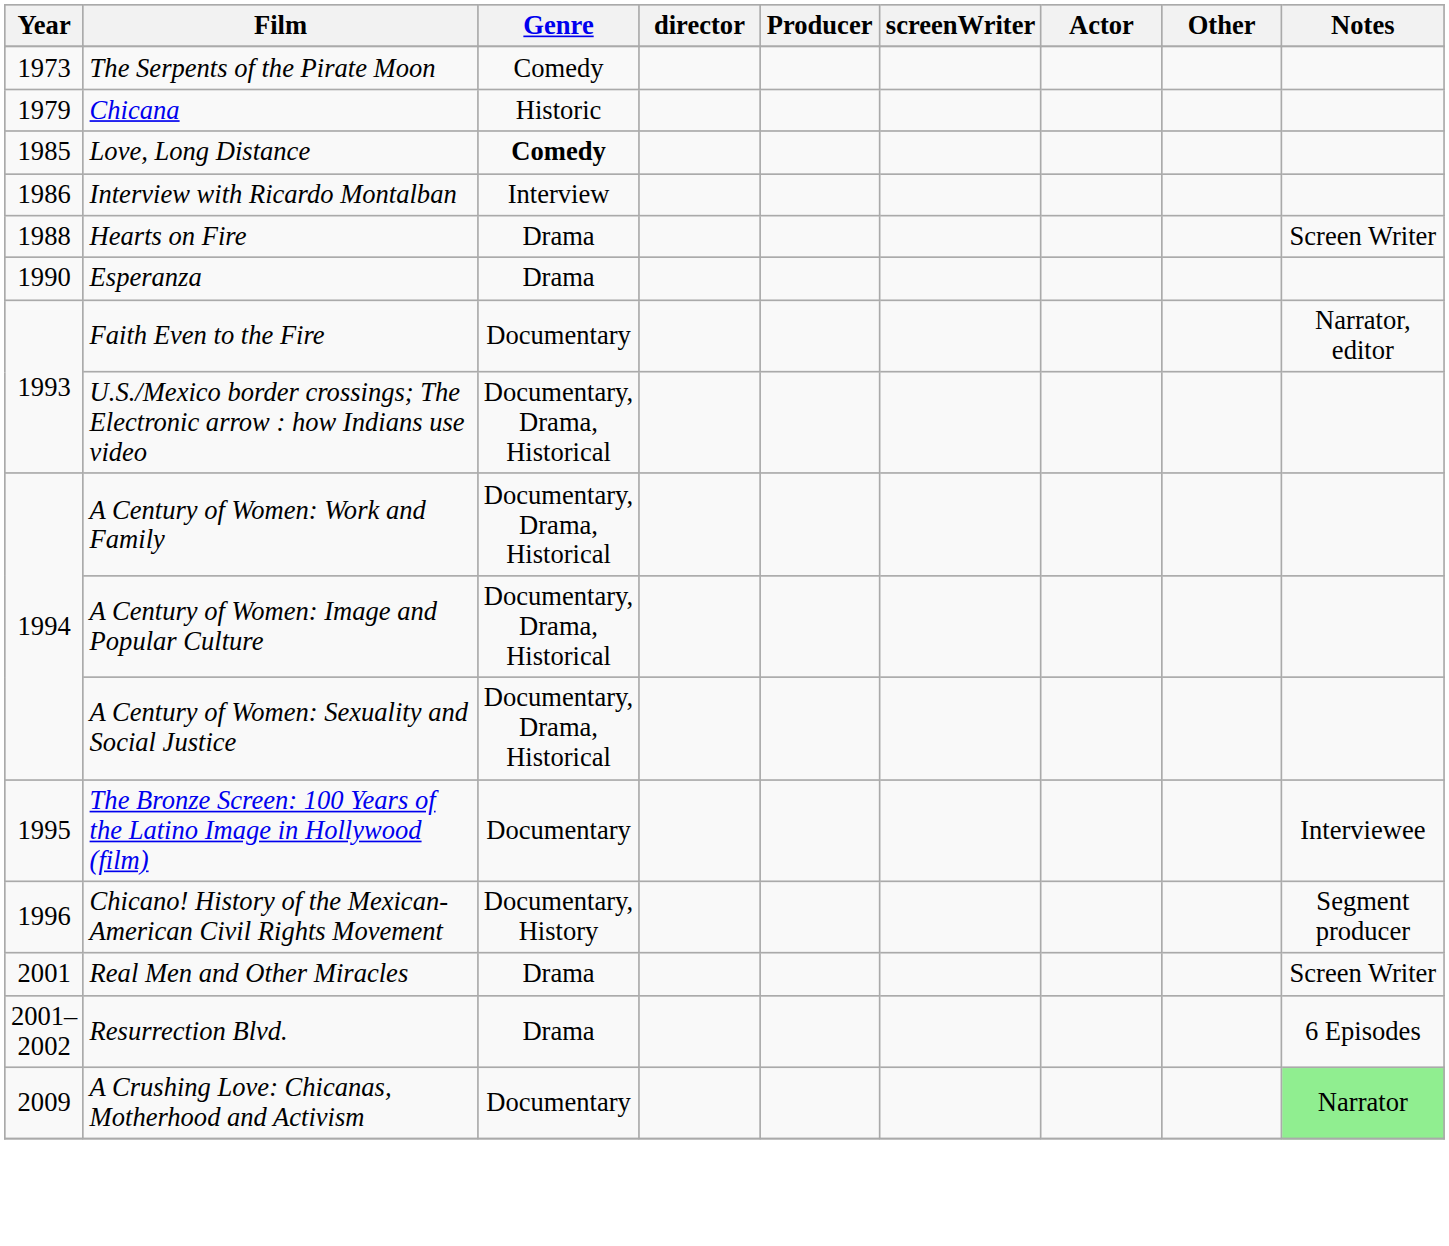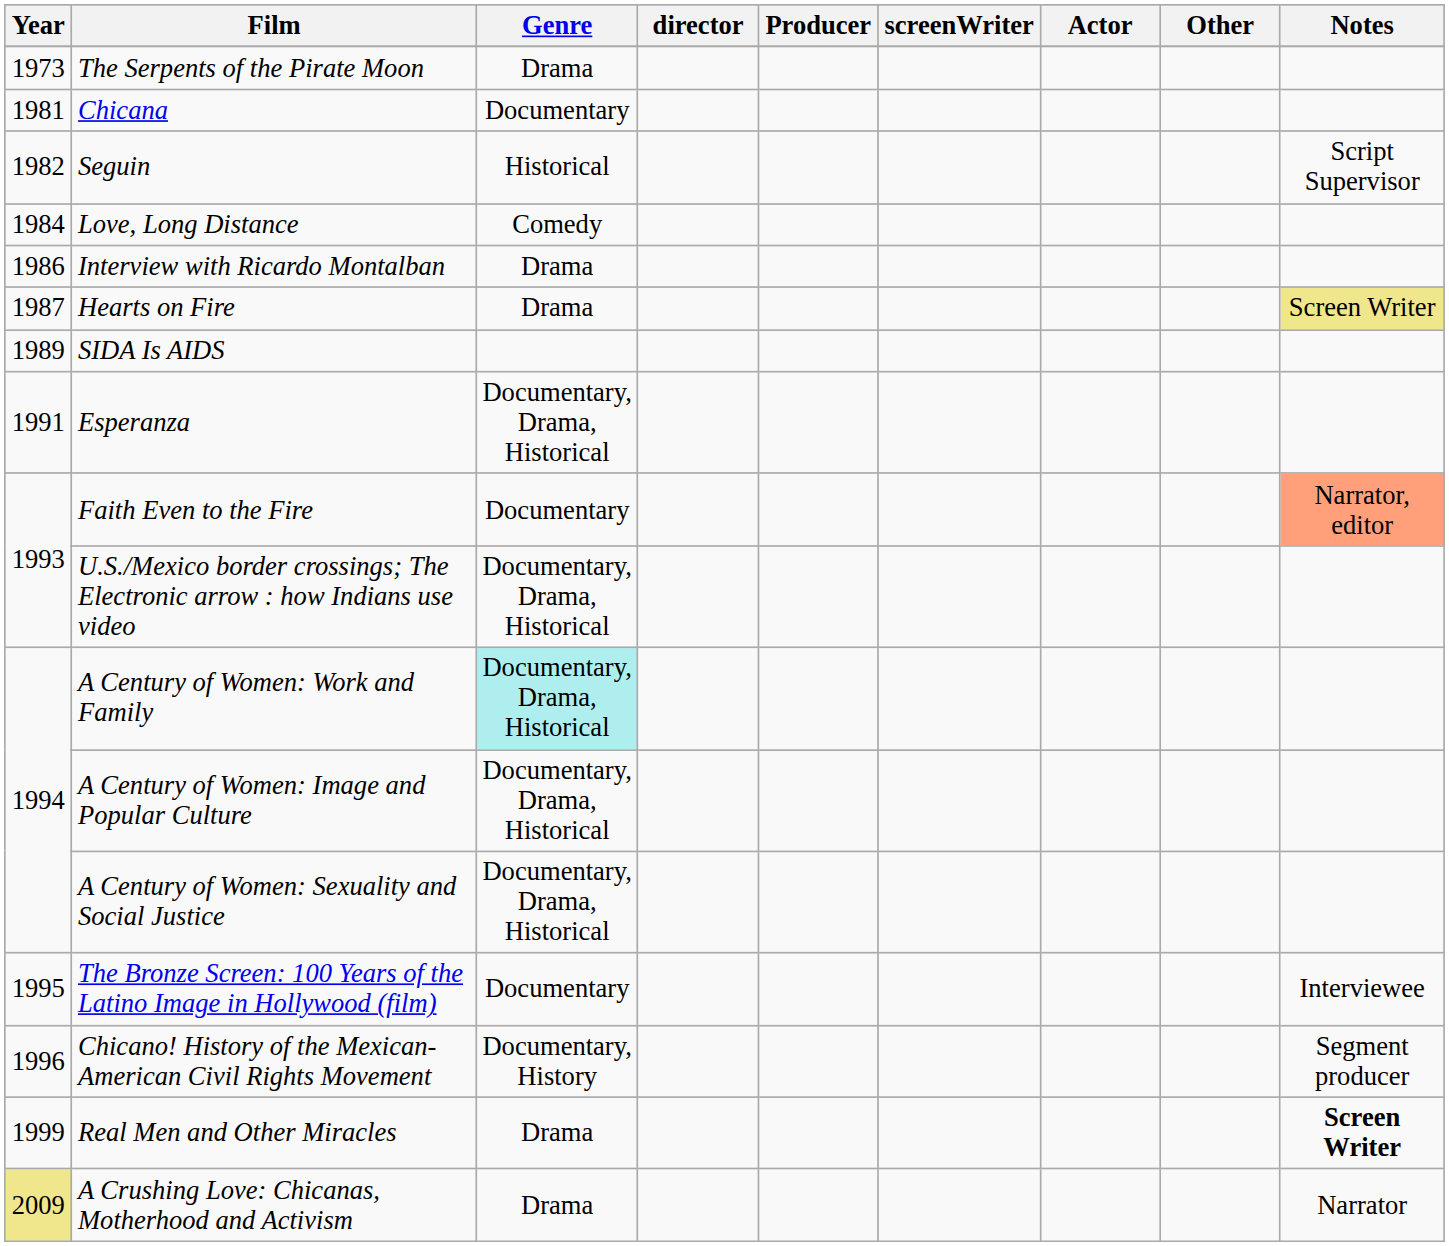(559, 67) Comedy -> (557, 67) Drama
(44, 109) 1979 -> (38, 109) 1981
(559, 109) Historic -> (557, 109) Documentary
+ row: (114, 166)
(44, 151) 1985 -> (38, 223) 1984
(559, 151) bold -> (557, 223) normal
(559, 194) Interview -> (557, 266) Drama
(44, 236) 1988 -> (38, 308) 1987
(1363, 236) no background -> (1362, 308) khaki background
+ row: (151, 350)
(44, 278) 1990 -> (38, 422) 1991
(559, 278) Drama -> (557, 422) Documentary, Drama, Historical
(1363, 335) no background -> (1362, 509) lightsalmon background
(559, 524) no background -> (557, 698) paleturquoise background
(44, 973) 2001 -> (38, 1132) 1999
(1363, 973) normal -> (1362, 1132) bold
- row: (189, 1030)
(44, 1102) no background -> (38, 1204) khaki background
(559, 1102) Documentary -> (557, 1204) Drama
(1363, 1102) lightgreen background -> (1362, 1204) no background
